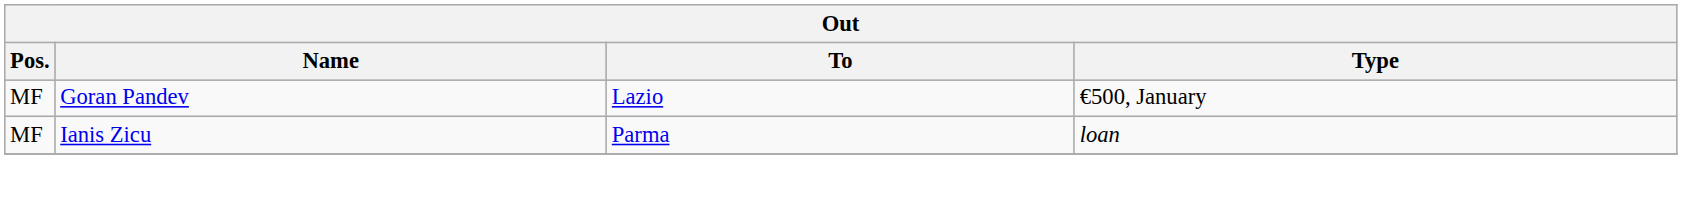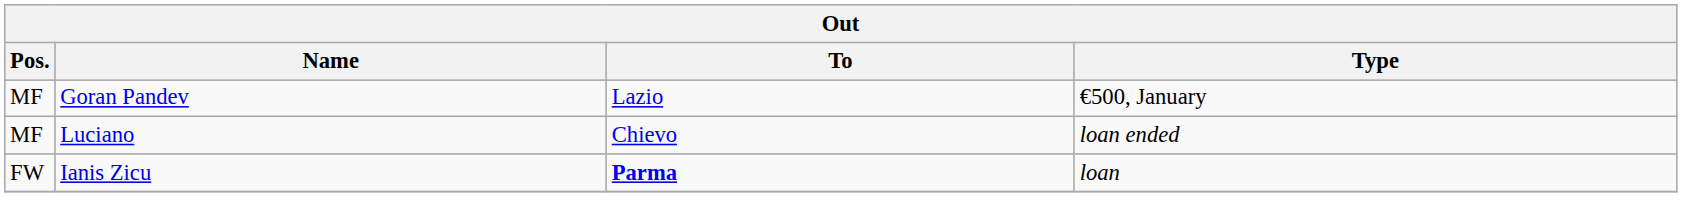+ row: (97, 135)
(26, 135) MF -> (27, 172) FW
(641, 135) normal -> (644, 172) bold
